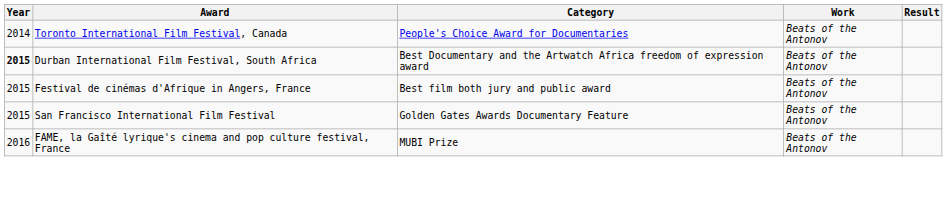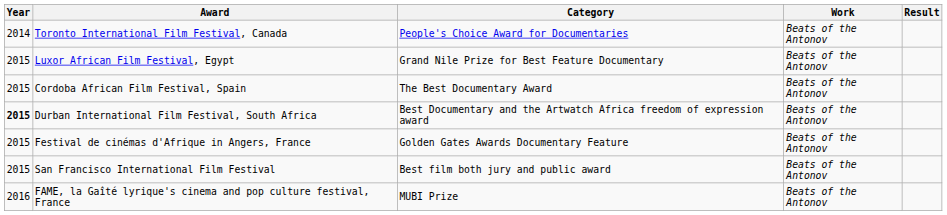+ row: (135, 61)
+ row: (140, 88)
(505, 88) Best film both jury and public award -> (514, 142) Golden Gates Awards Documentary Feature
(514, 115) Golden Gates Awards Documentary Feature -> (505, 170) Best film both jury and public award
